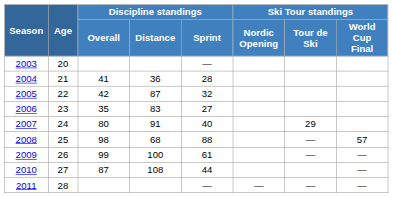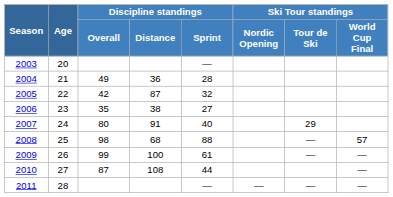(104, 79) 41 -> (104, 79) 49
(155, 109) 83 -> (155, 109) 38
